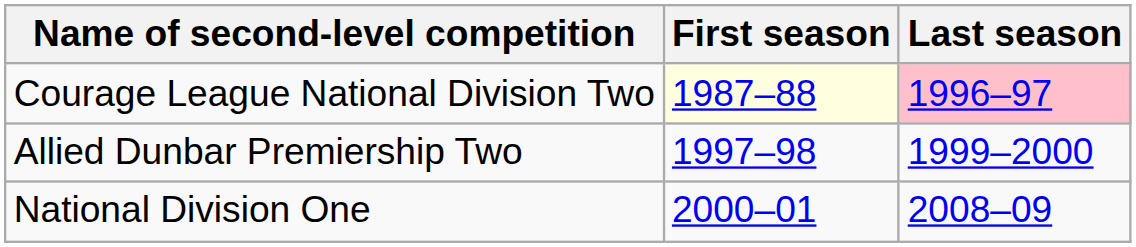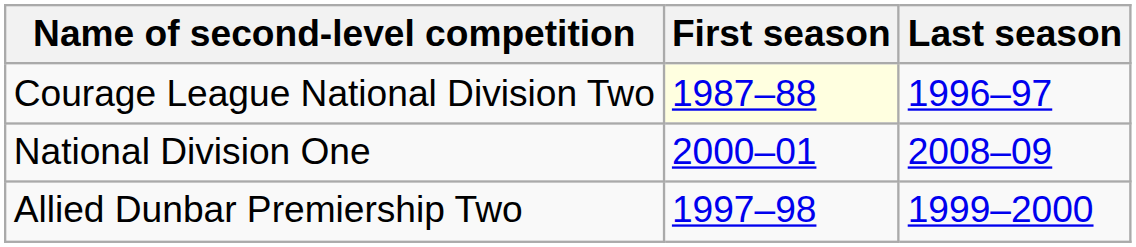(980, 92) pink background -> (980, 92) no background
rows swapped: (268, 151) <-> (192, 210)
